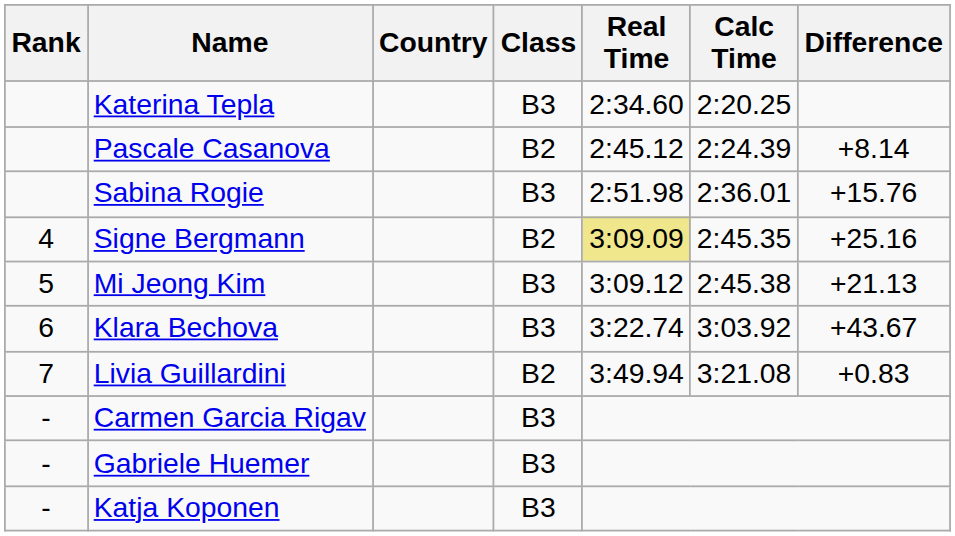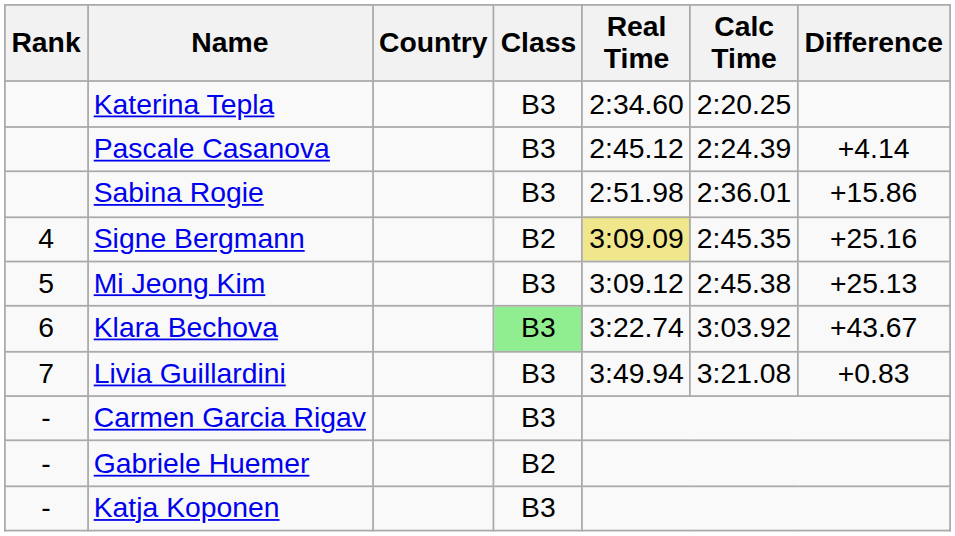(538, 148) B2 -> (538, 148) B3
(874, 148) +8.14 -> (874, 148) +4.14
(874, 193) +15.76 -> (874, 193) +15.86
(874, 283) +21.13 -> (874, 283) +25.13
(538, 328) no background -> (538, 328) lightgreen background
(538, 373) B2 -> (538, 373) B3
(538, 463) B3 -> (538, 463) B2
